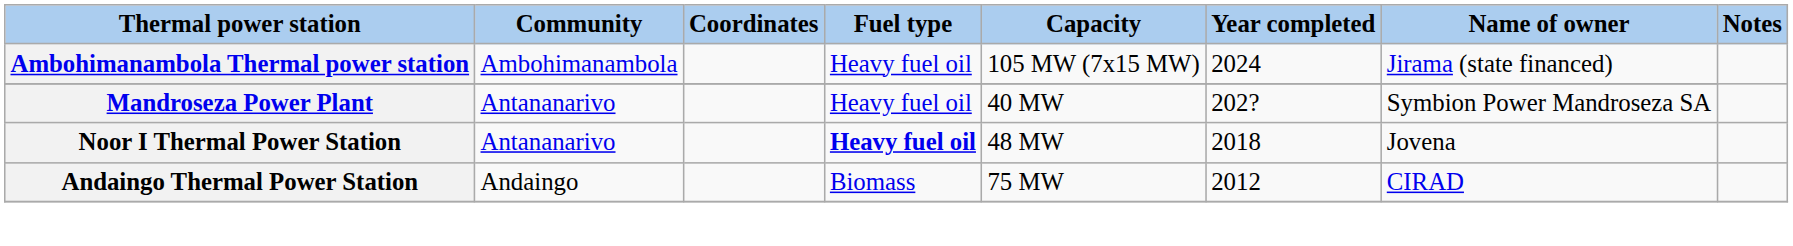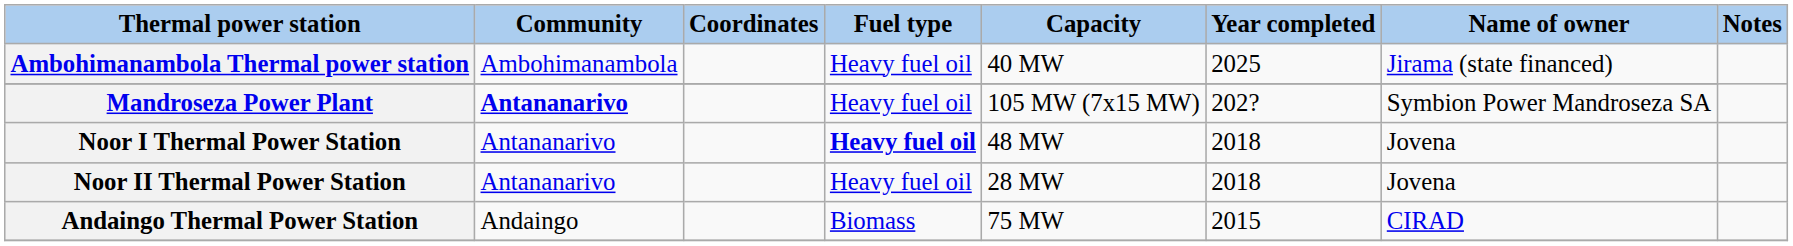(1094, 63) 105 MW (7x15 MW) -> (1026, 63) 40 MW
(1236, 63) 2024 -> (1236, 63) 2025
(548, 102) normal -> (554, 102) bold
(1026, 102) 40 MW -> (1094, 102) 105 MW (7x15 MW)
+ row: (240, 181)
(1236, 181) 2012 -> (1236, 220) 2015
